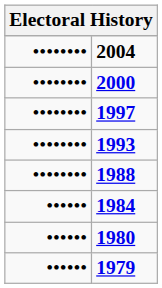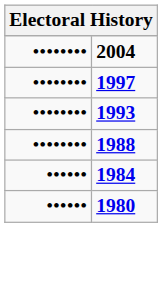- row: (116, 82)
- row: (116, 268)
